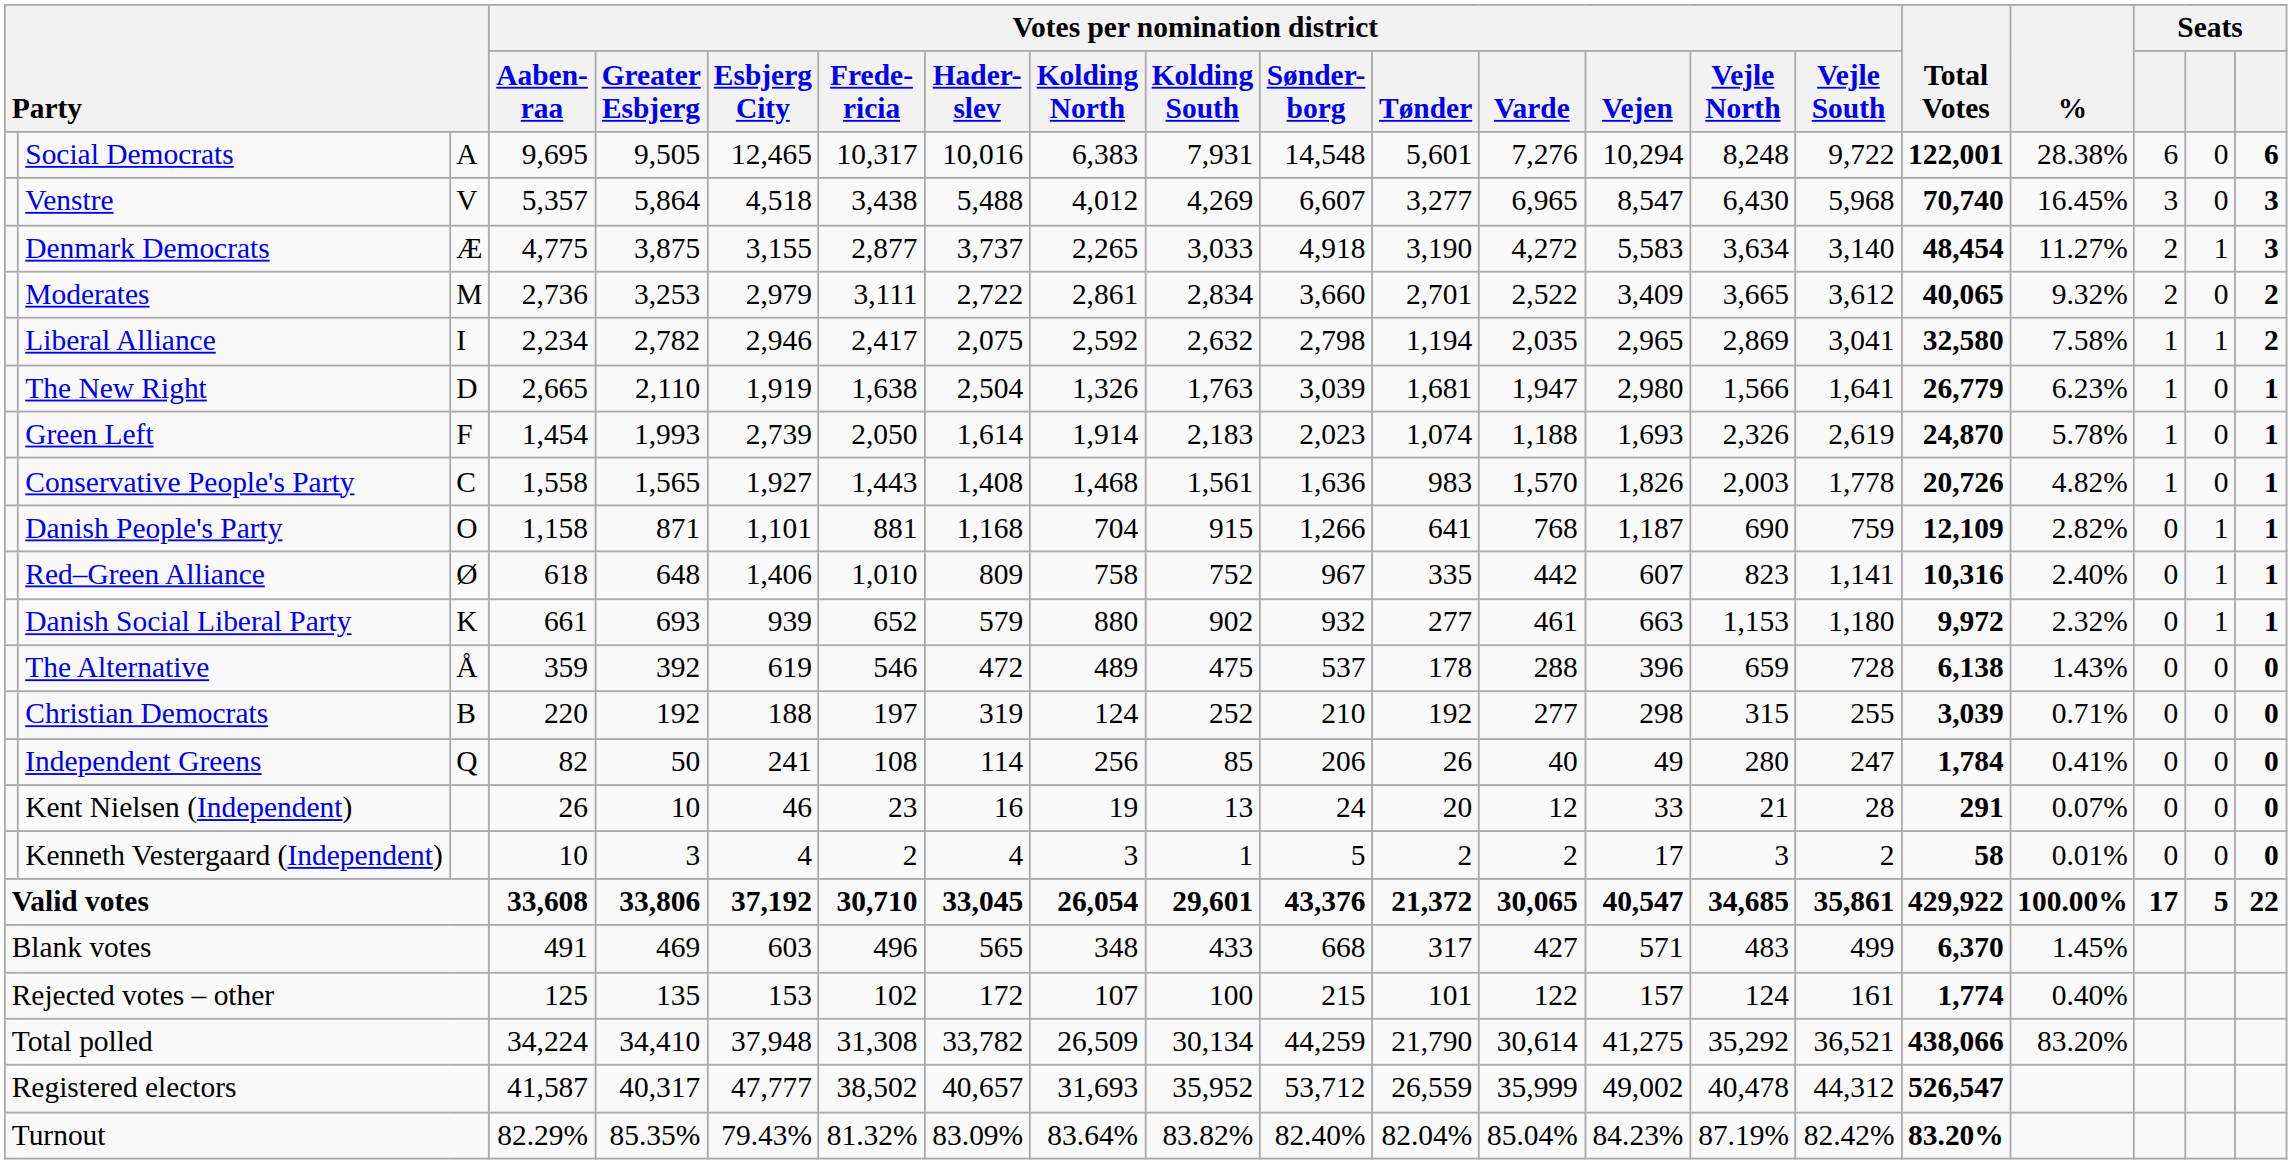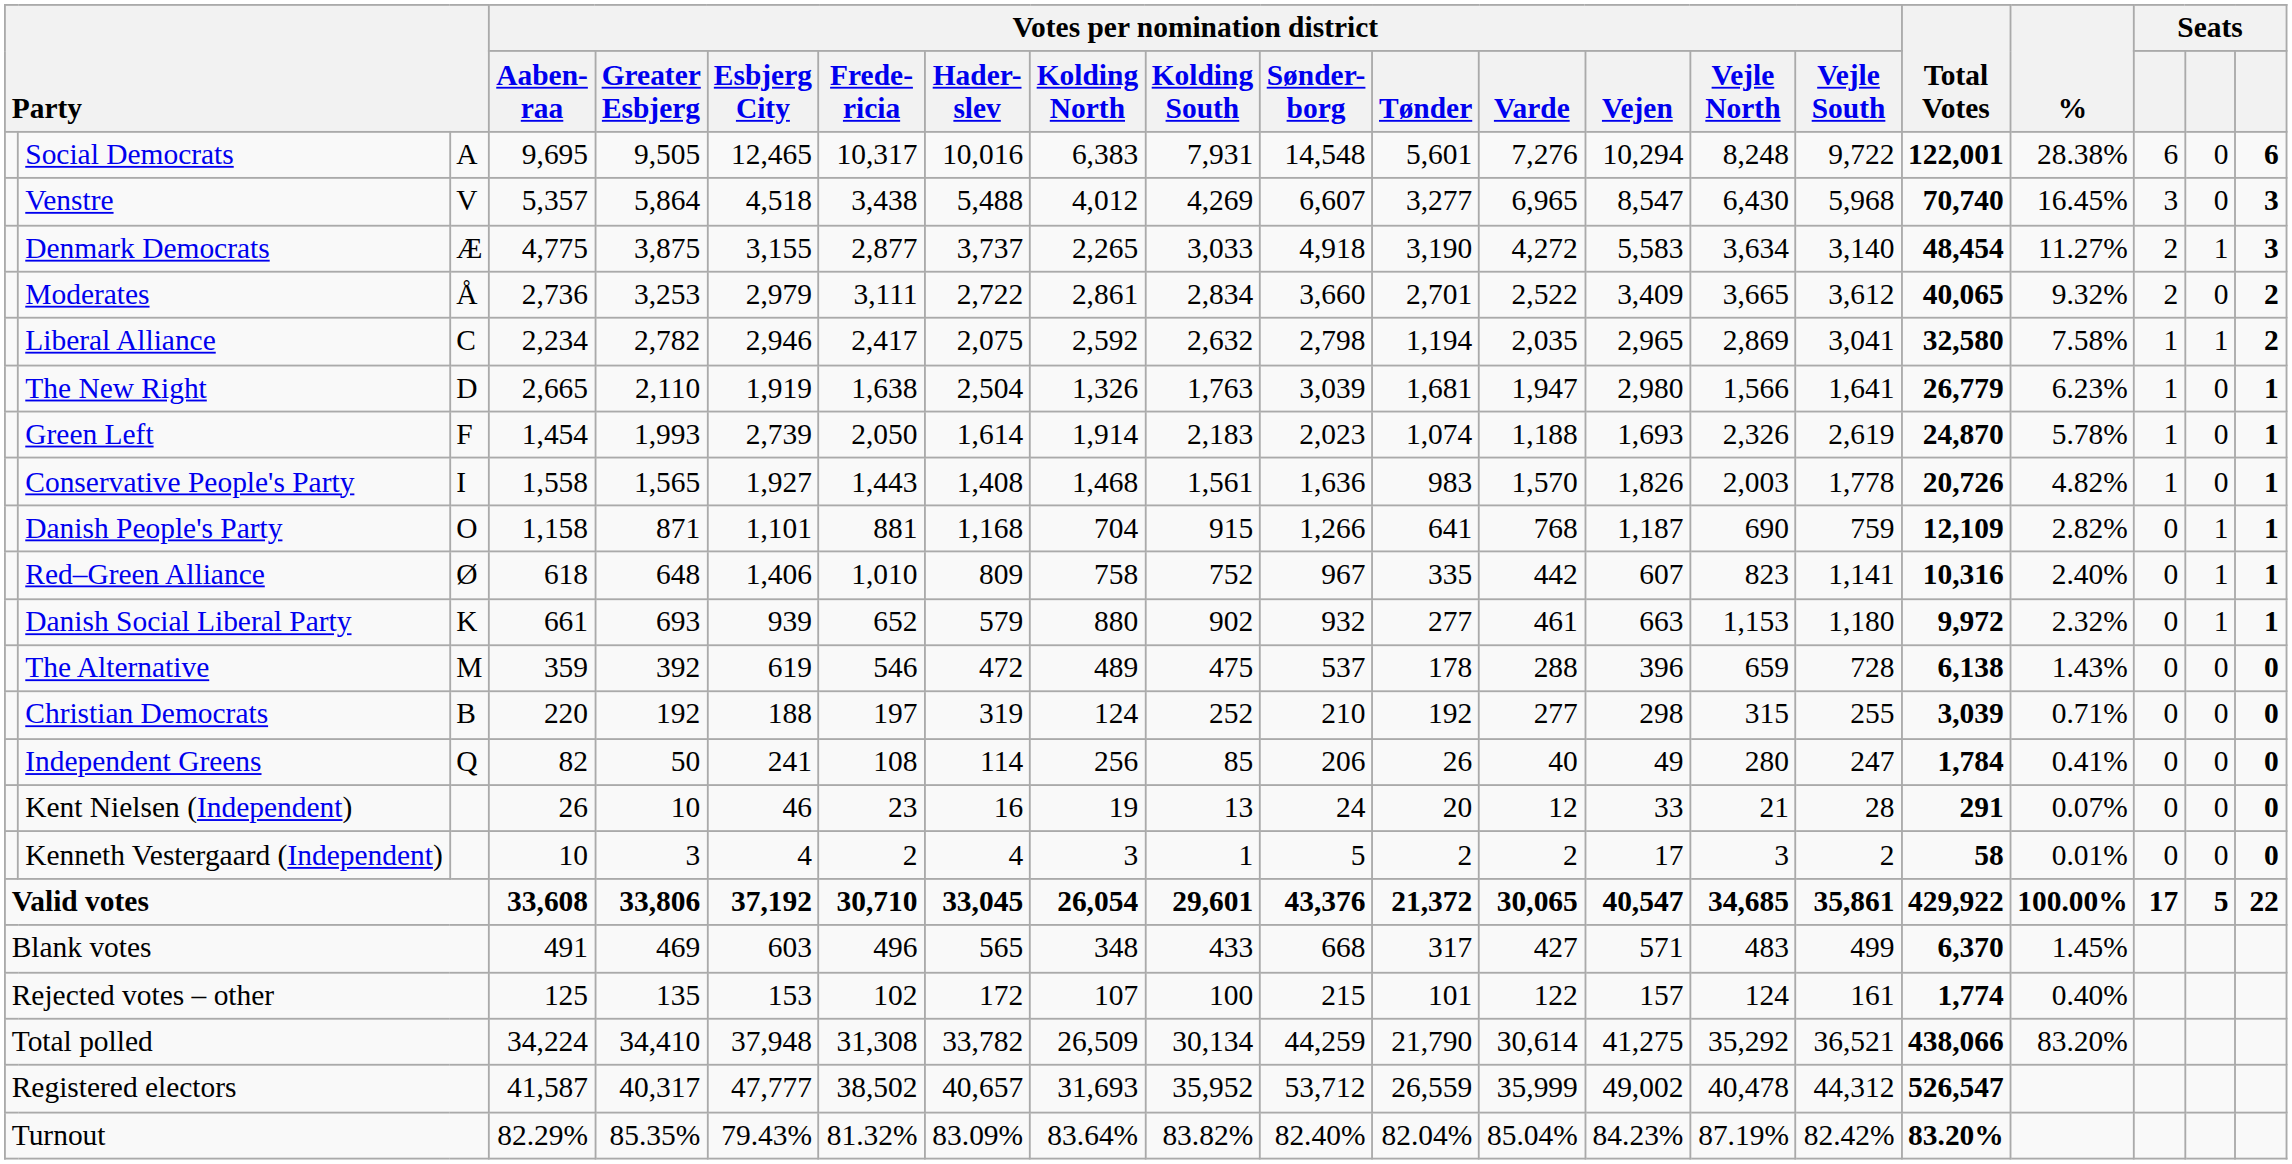(469, 294) M -> (467, 294) Å
(461, 341) I -> (466, 341) C
(466, 481) C -> (461, 481) I
(467, 667) Å -> (469, 667) M
